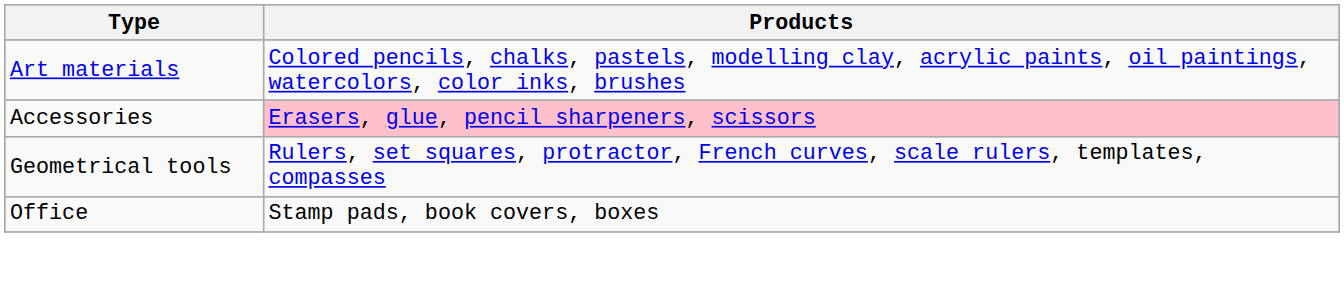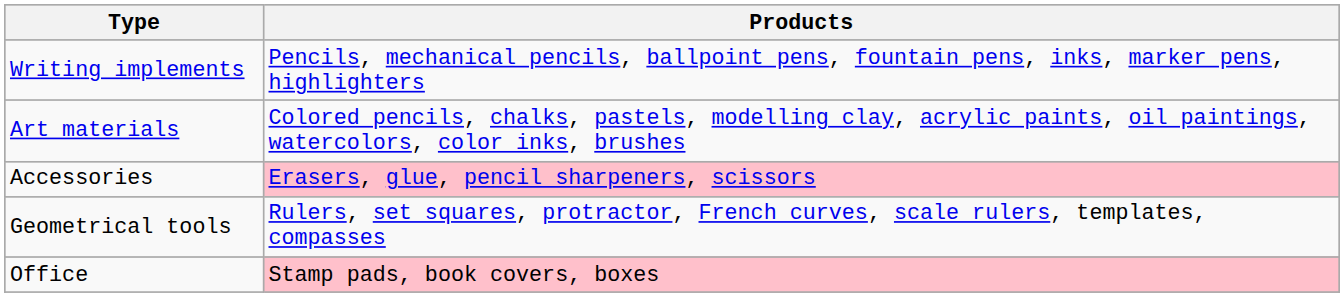+ row: (127, 70)
(464, 214) no background -> (464, 275) pink background
